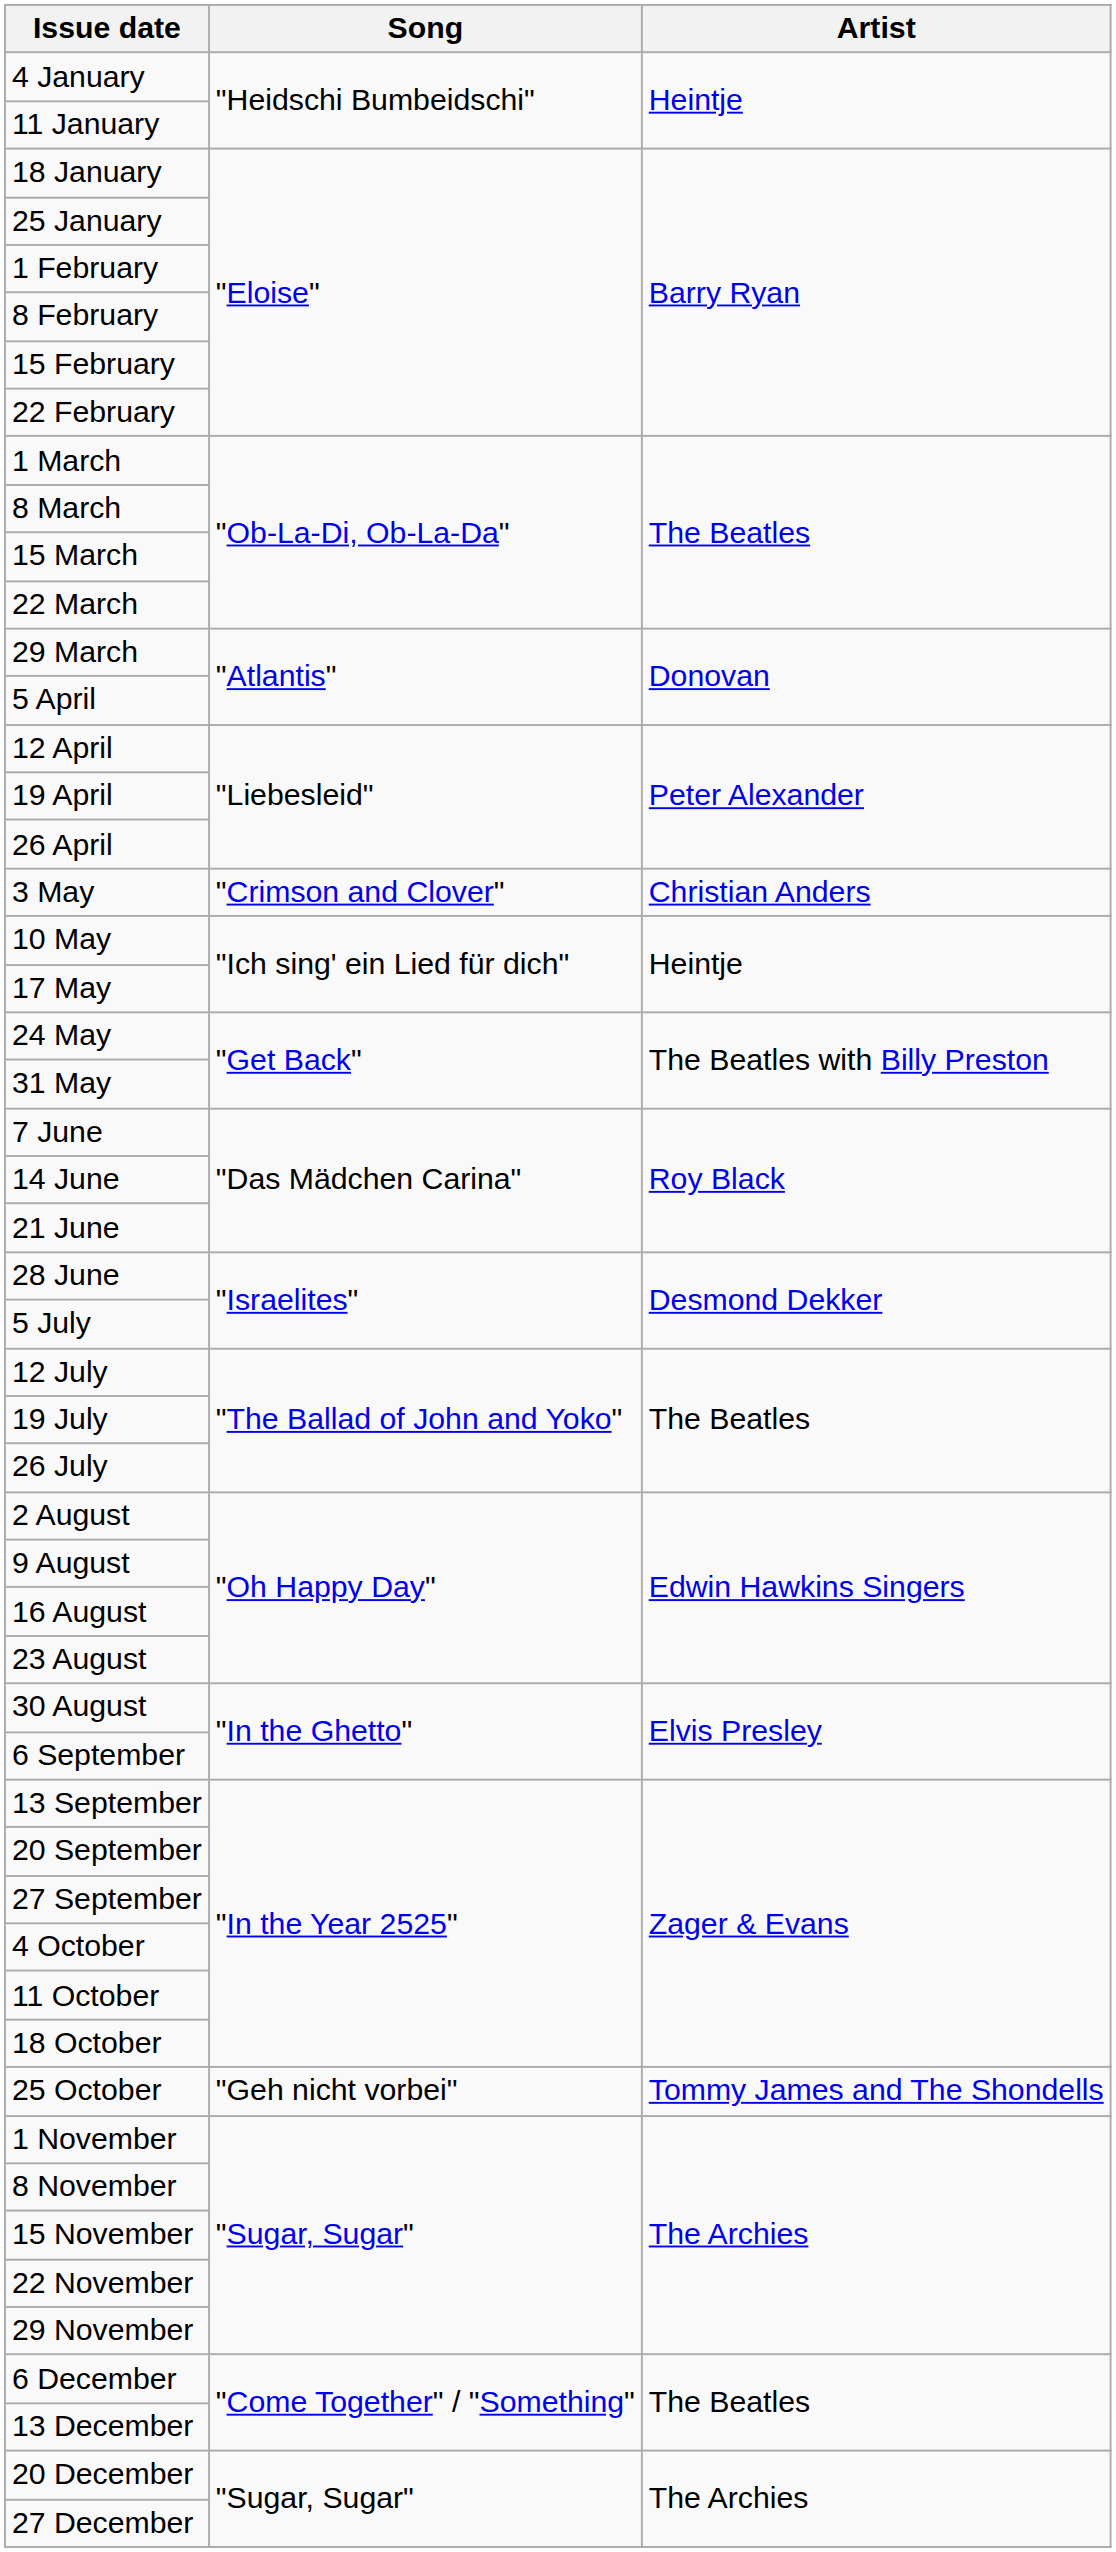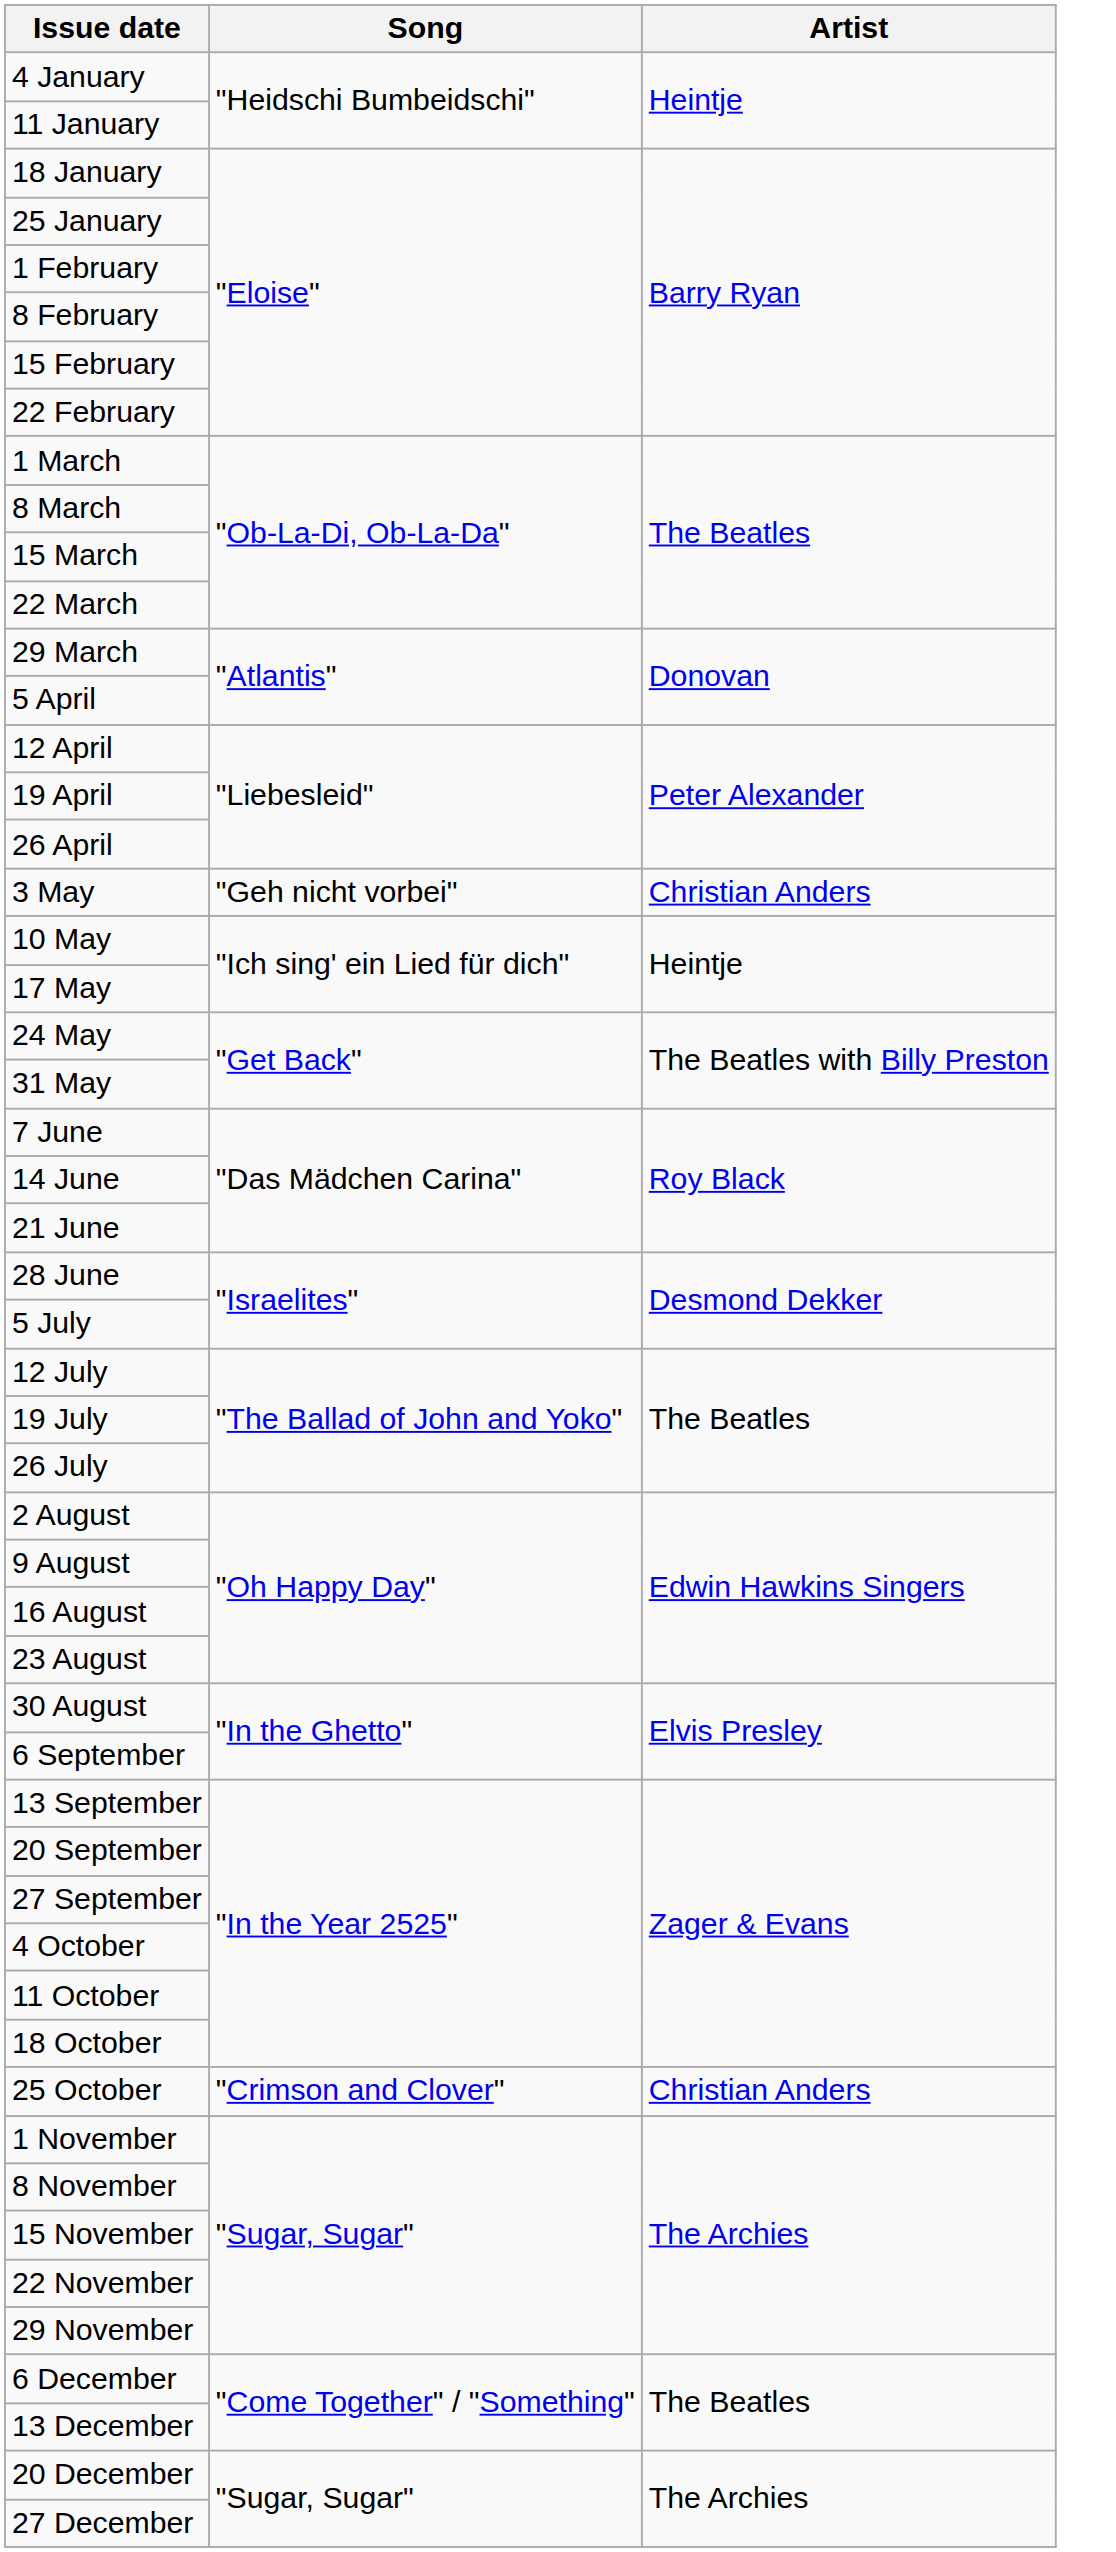(360, 891) "Crimson and Clover" -> (337, 891) "Geh nicht vorbei"
(337, 2090) "Geh nicht vorbei" -> (360, 2090) "Crimson and Clover"
(876, 2090) Tommy James and The Shondells -> (760, 2090) Christian Anders
